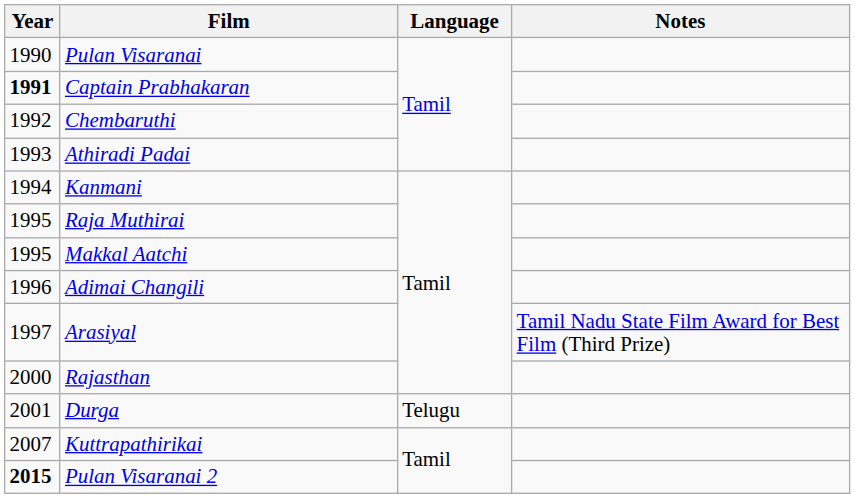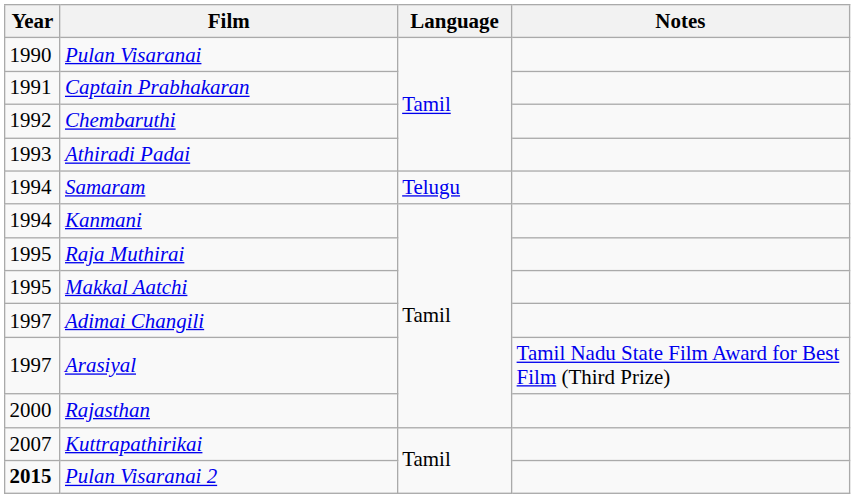(30, 87) bold -> (30, 87) normal
+ row: (105, 187)
(30, 287) 1996 -> (30, 320) 1997
- row: (92, 410)
